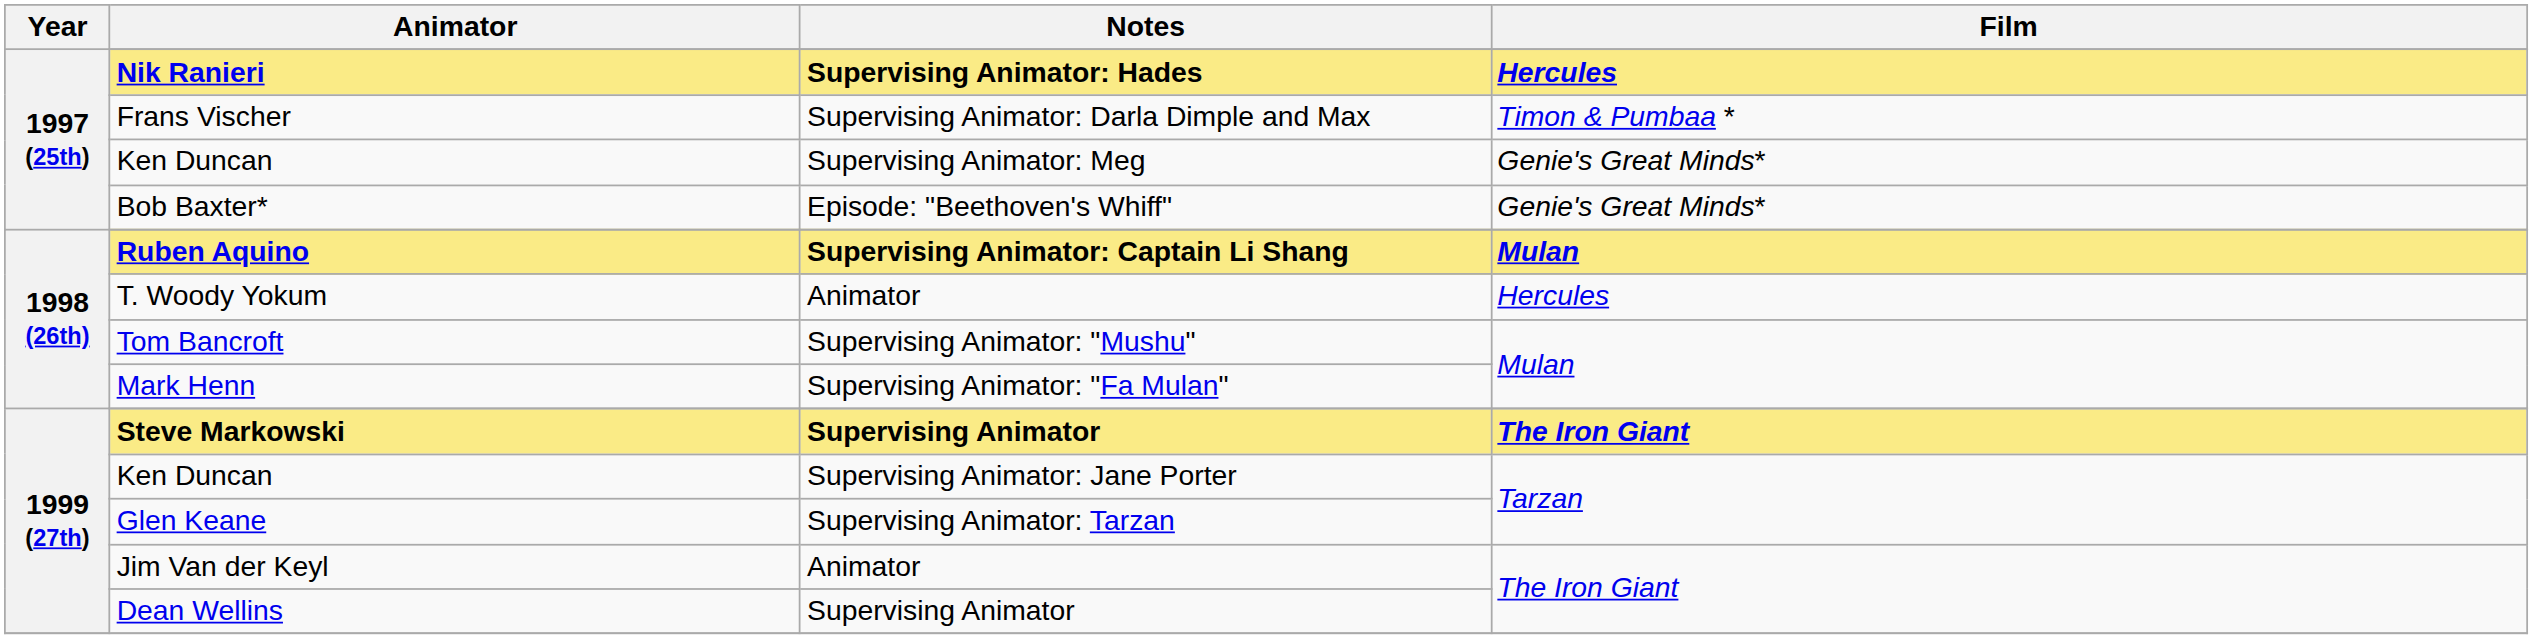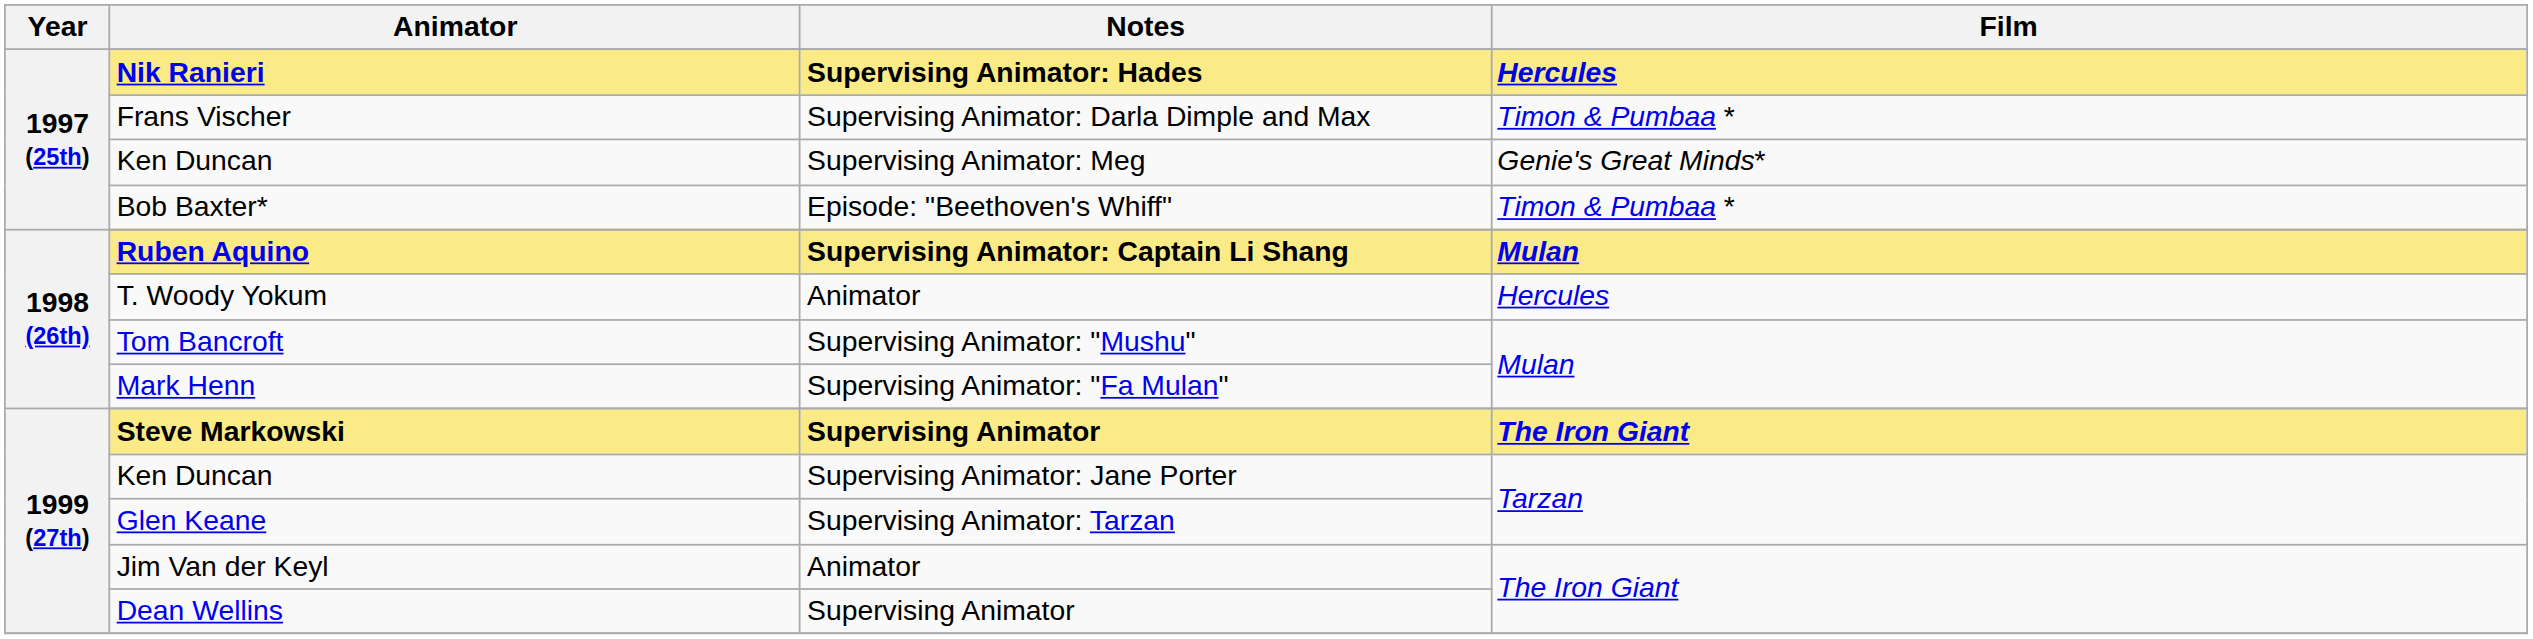(1632, 206) Genie's Great Minds* -> (1616, 206) Timon & Pumbaa *
